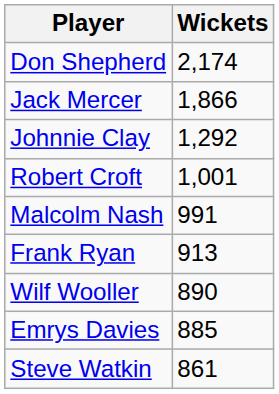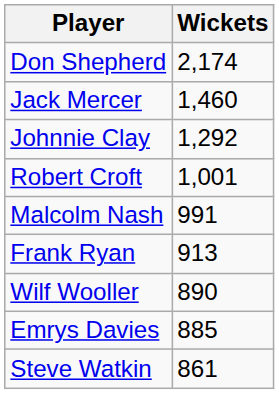(208, 100) 1,866 -> (208, 100) 1,460
